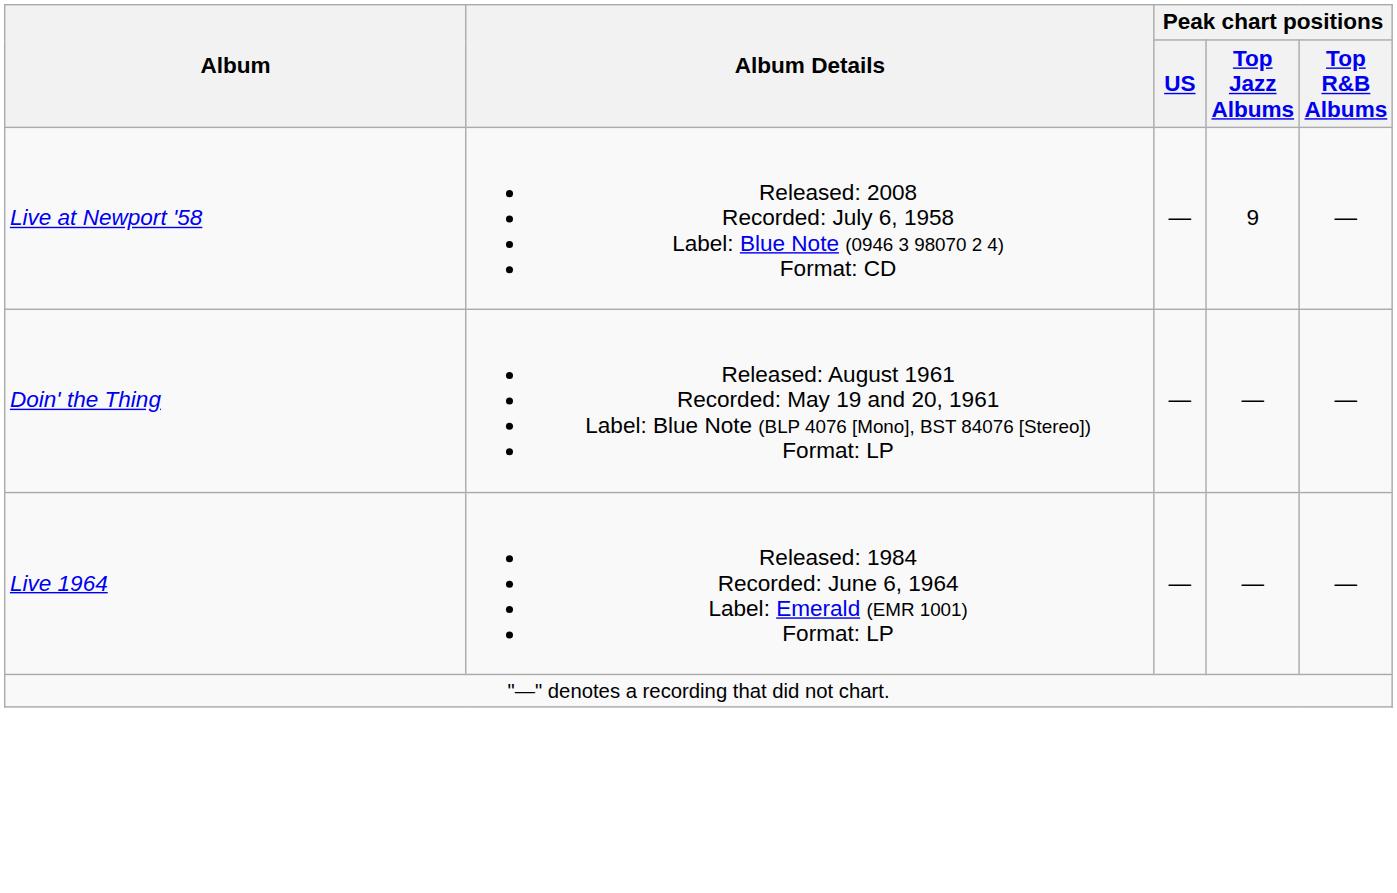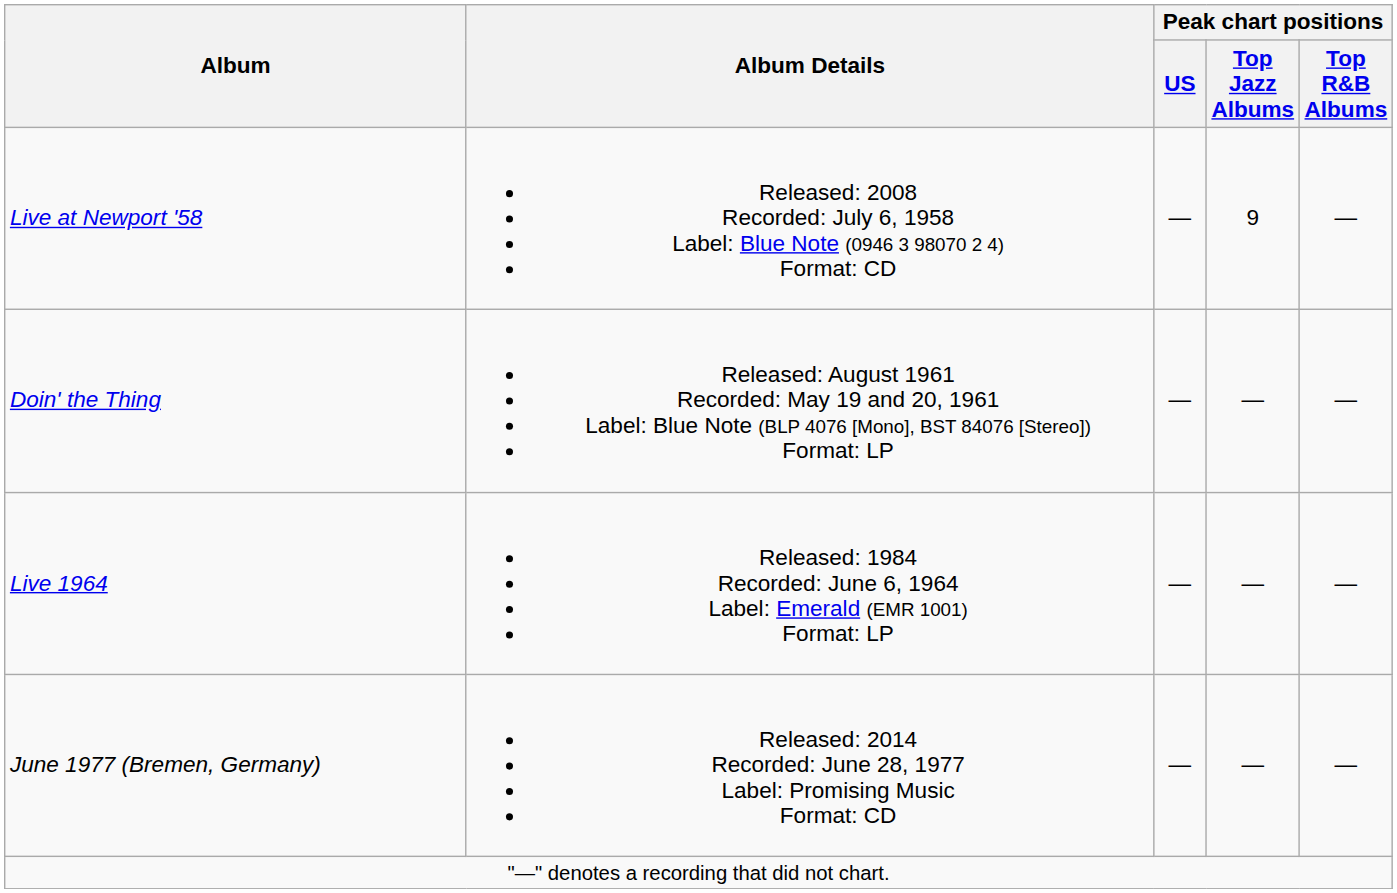+ row: (165, 765)
